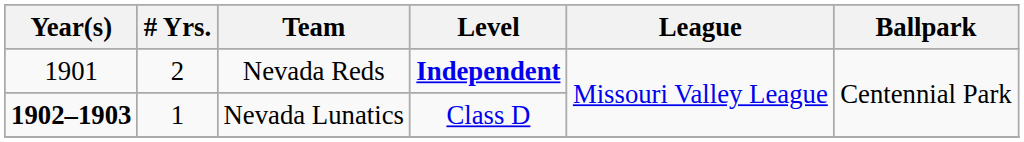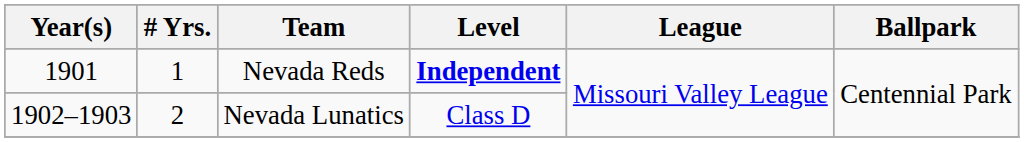(177, 70) 2 -> (177, 70) 1
(71, 114) bold -> (71, 114) normal
(177, 114) 1 -> (177, 114) 2
